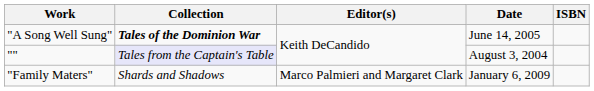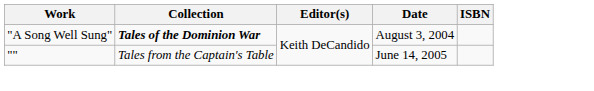(504, 34) June 14, 2005 -> (415, 34) August 3, 2004
(196, 55) lavender background -> (196, 55) no background
(508, 55) August 3, 2004 -> (411, 55) June 14, 2005
- row: (50, 75)
